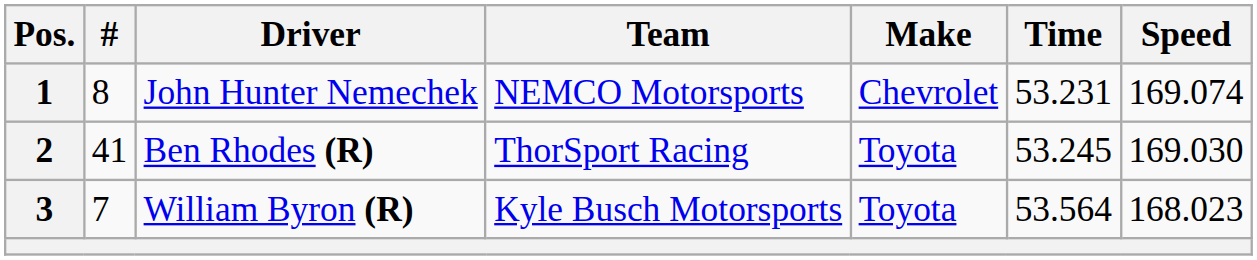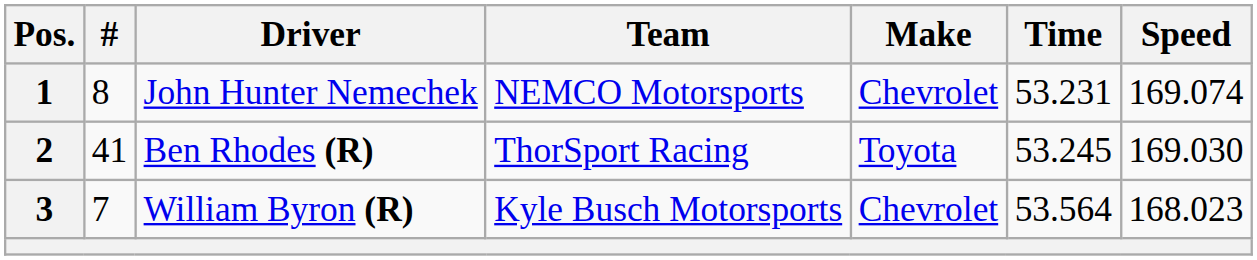(908, 209) Toyota -> (928, 209) Chevrolet
